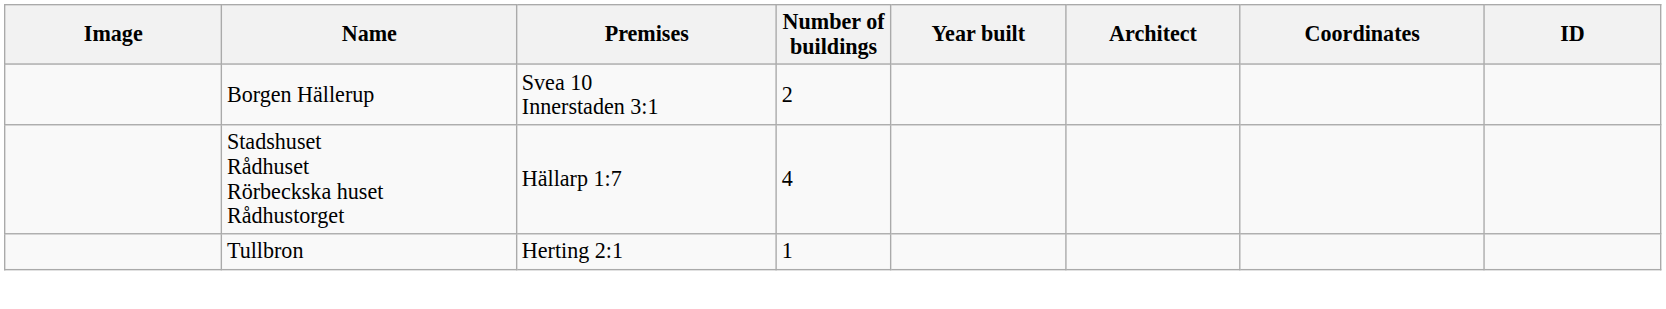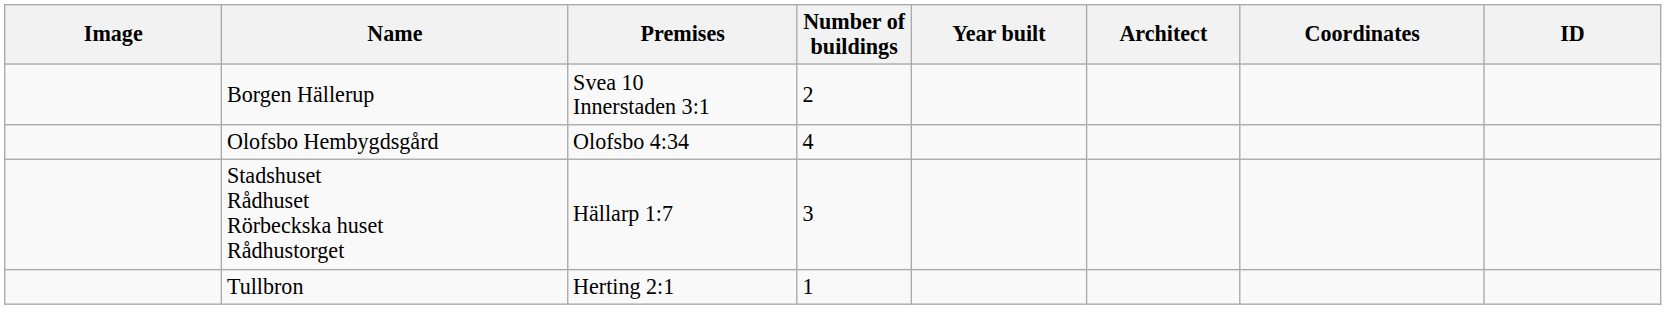+ row: (333, 141)
(787, 178) 4 -> (808, 214) 3
